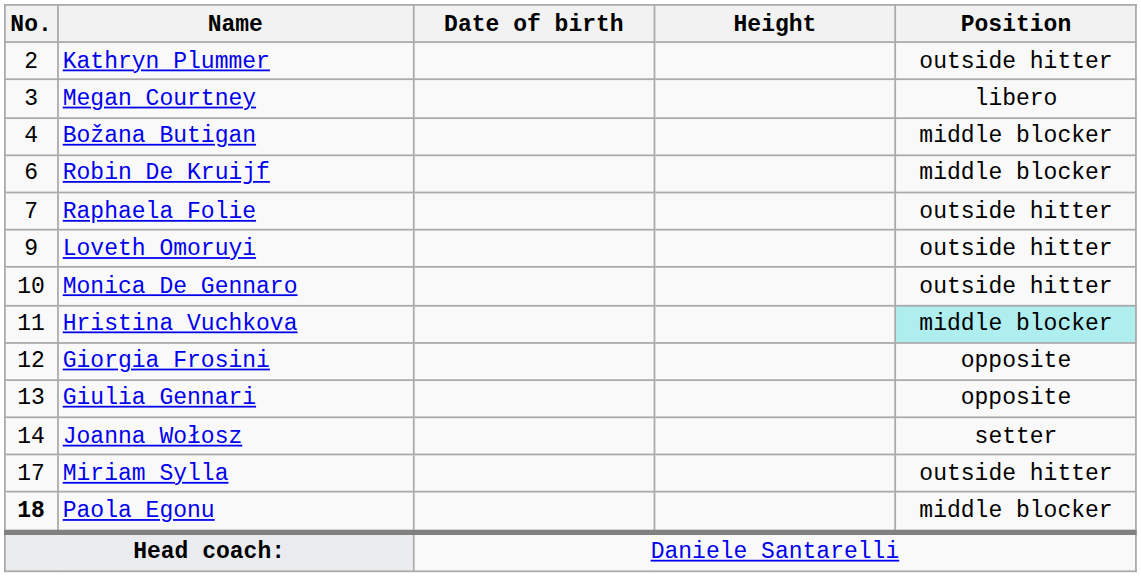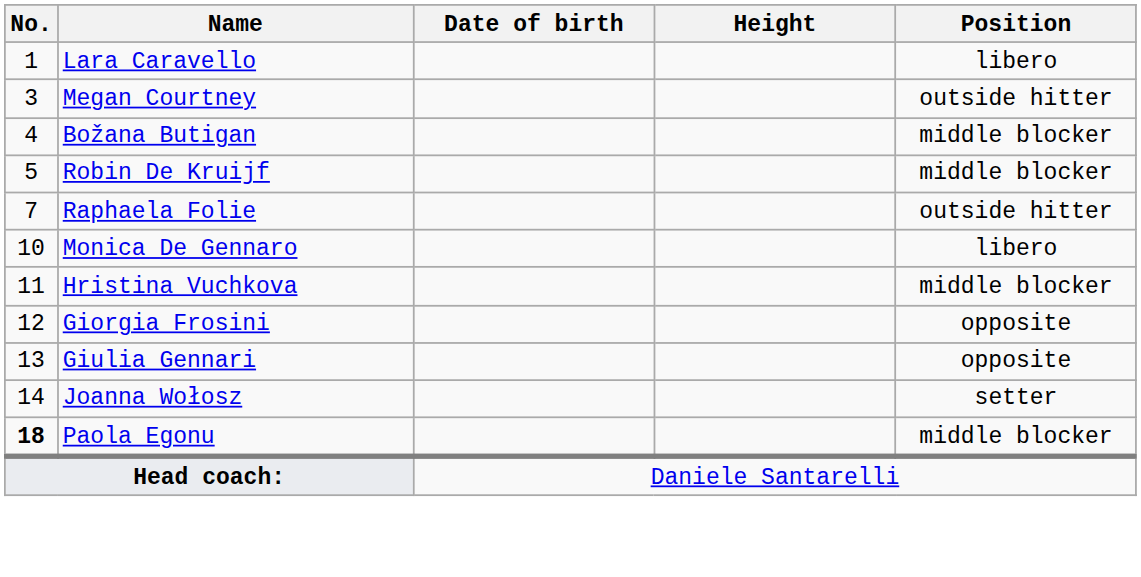+ row: (159, 61)
- row: (166, 61)
(1016, 99) libero -> (1016, 99) outside hitter
(31, 174) 6 -> (31, 174) 5
- row: (159, 249)
(1016, 286) outside hitter -> (1016, 249) libero
(1016, 324) paleturquoise background -> (1016, 286) no background
- row: (146, 474)
